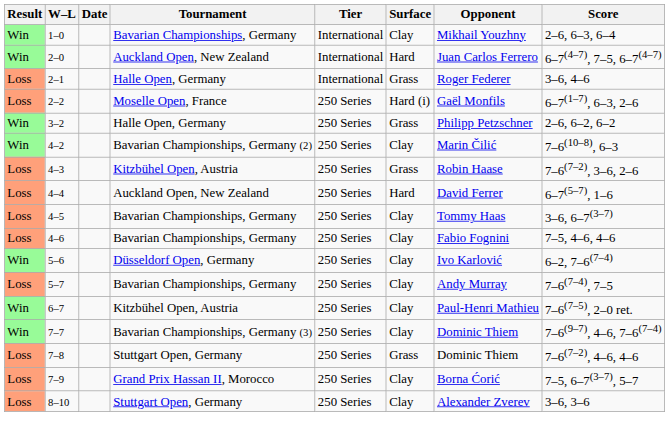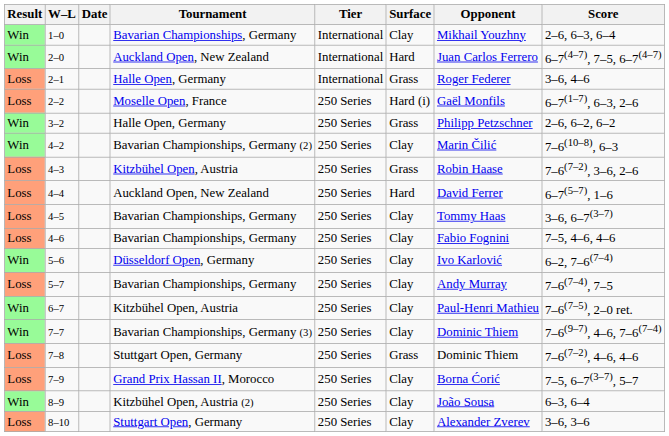+ row: (56, 402)
